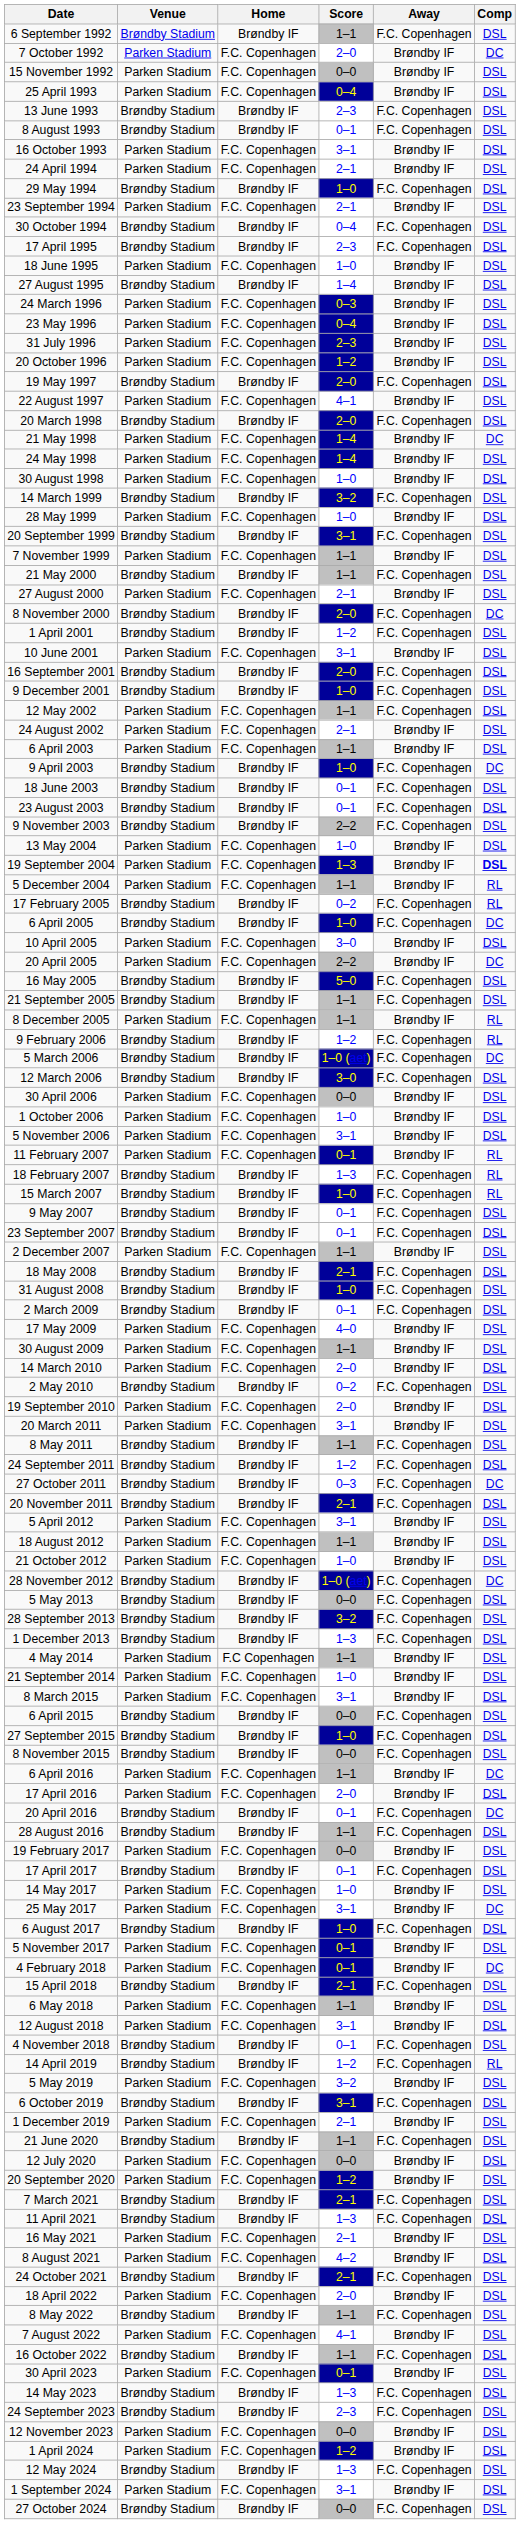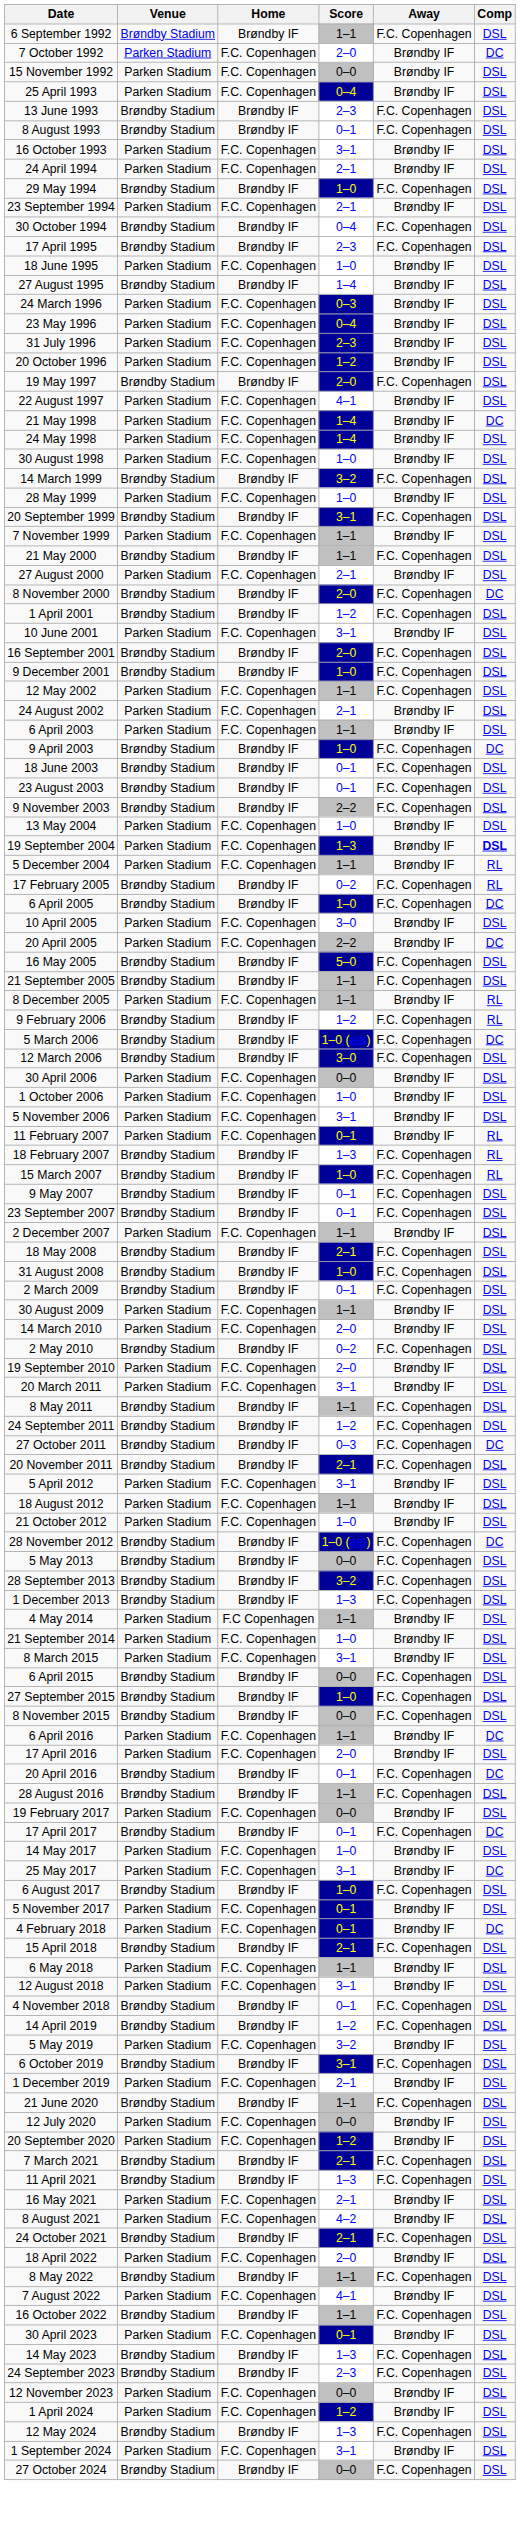- row: (61, 421)
- row: (61, 1329)
(495, 1871) DSL -> (495, 1832) DC
(495, 2064) RL -> (495, 2026) DSL
